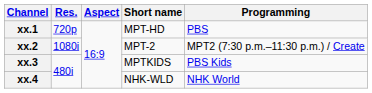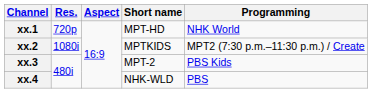(198, 29) PBS -> (213, 29) NHK World
(140, 46) MPT-2 -> (148, 46) MPTKIDS
(148, 63) MPTKIDS -> (140, 63) MPT-2
(213, 79) NHK World -> (198, 79) PBS
